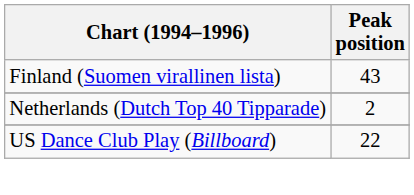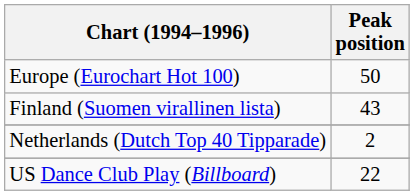+ row: (125, 76)
